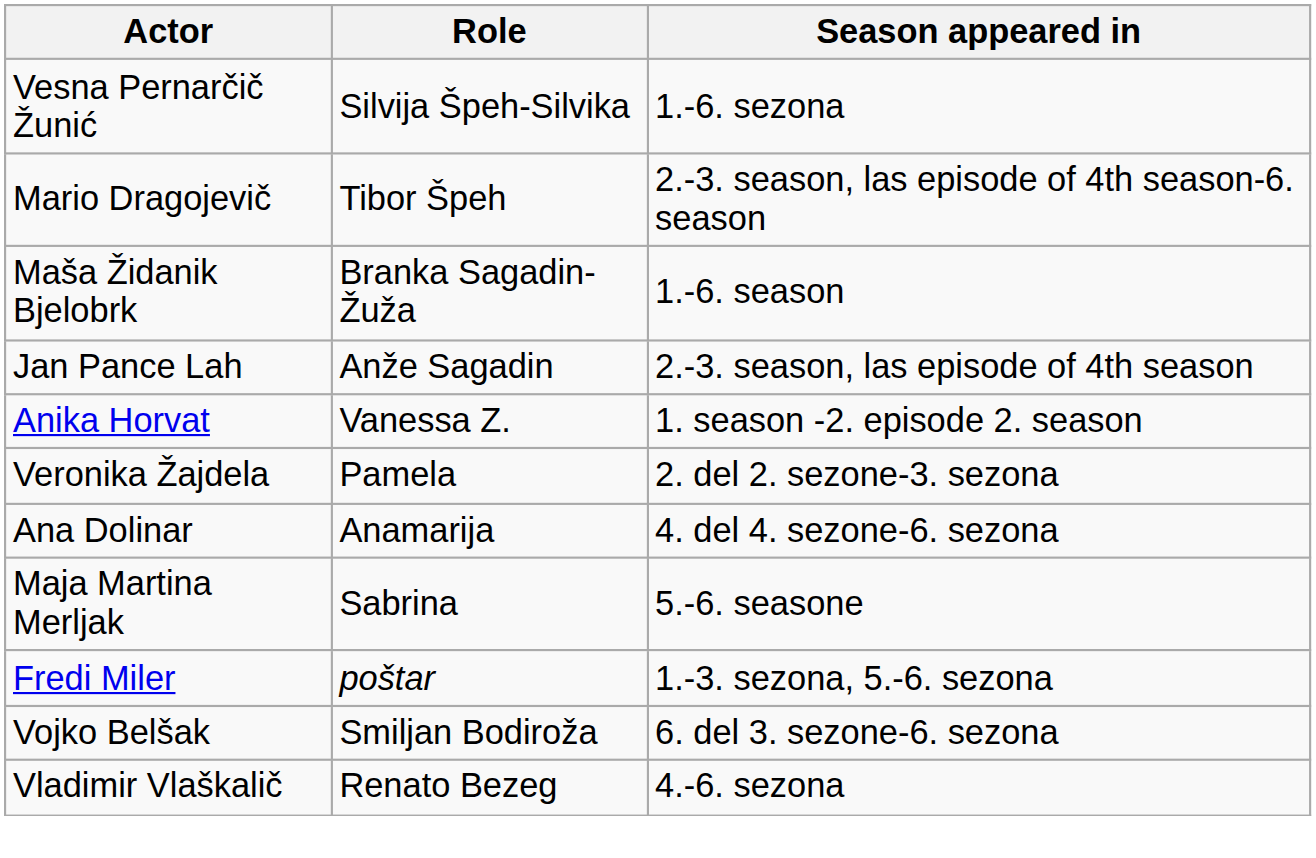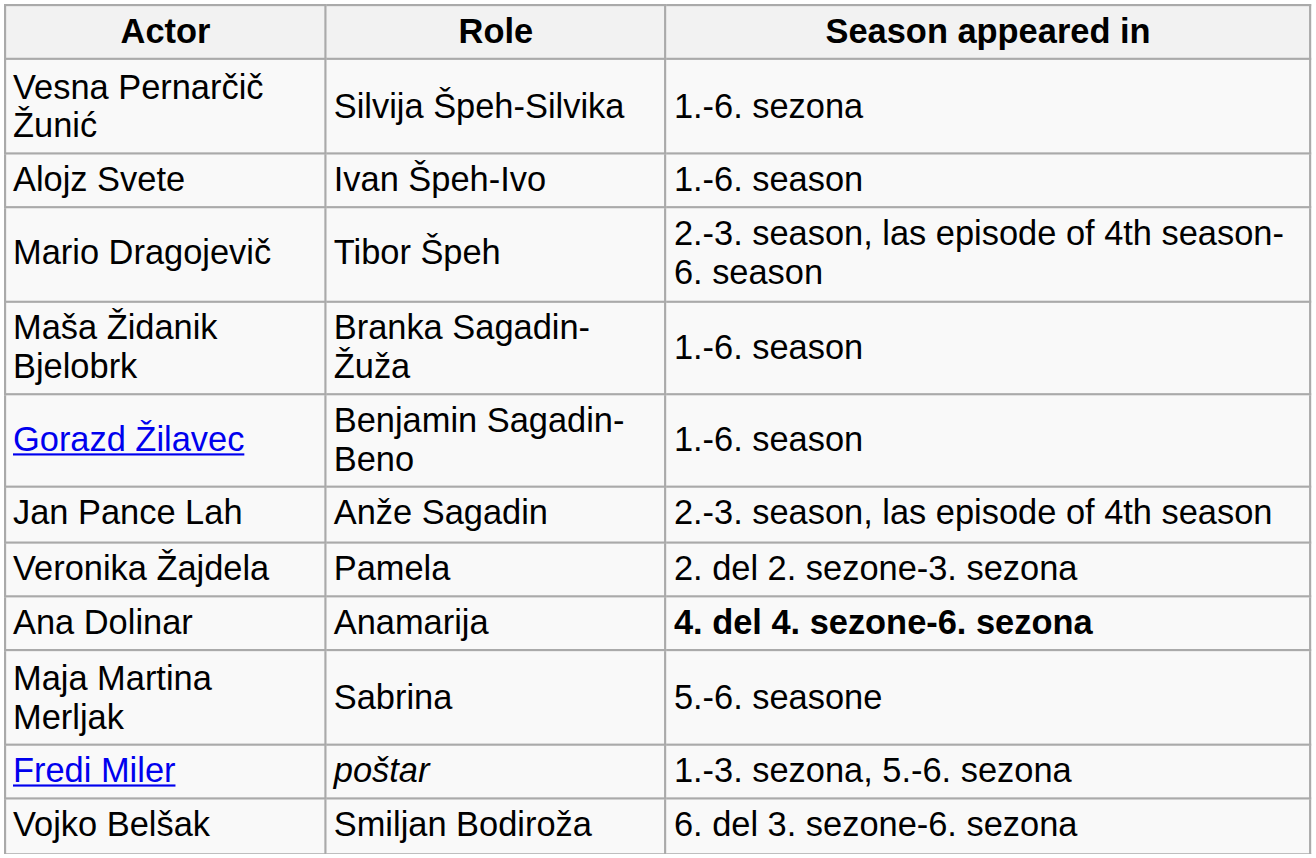+ row: (99, 179)
+ row: (129, 440)
- row: (111, 420)
(857, 529) normal -> (883, 623) bold
- row: (148, 786)
